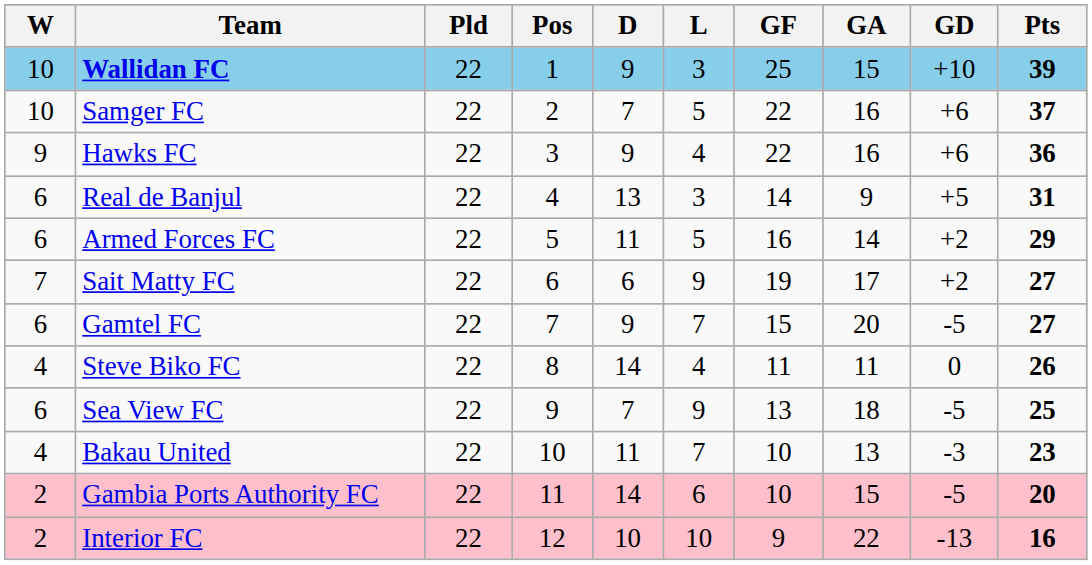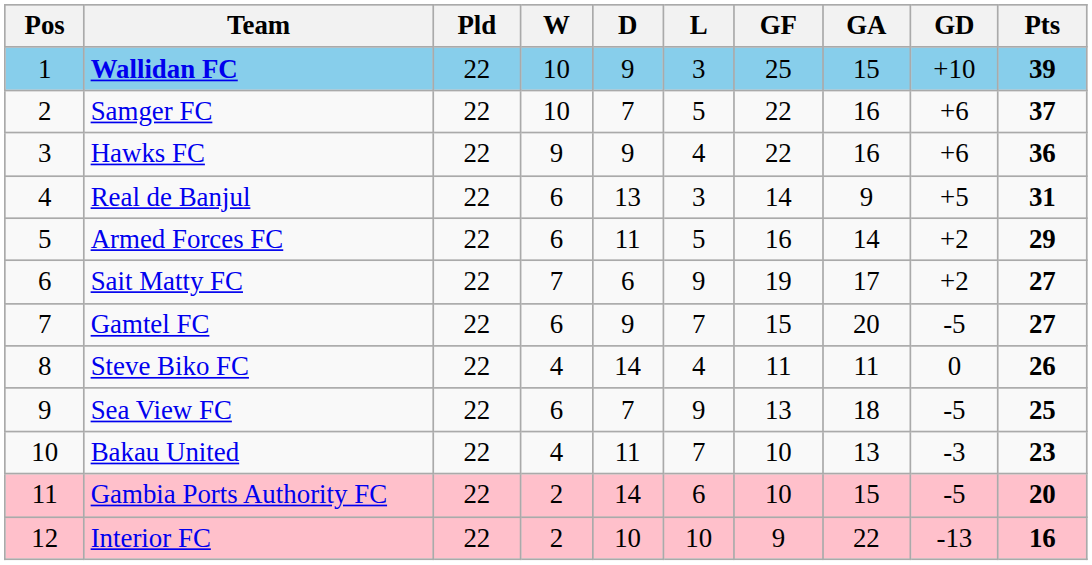columns swapped: (552, 25) <-> (40, 25)
